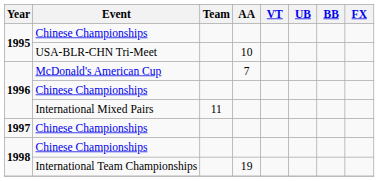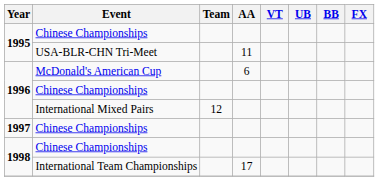(247, 52) 10 -> (247, 52) 11
(247, 71) 7 -> (247, 71) 6
(216, 109) 11 -> (216, 109) 12
(247, 166) 19 -> (247, 166) 17
